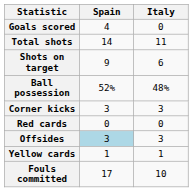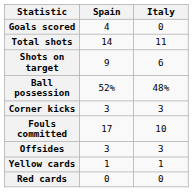rows swapped: (42, 174) <-> (42, 123)
(107, 138) lightblue background -> (107, 149) no background
